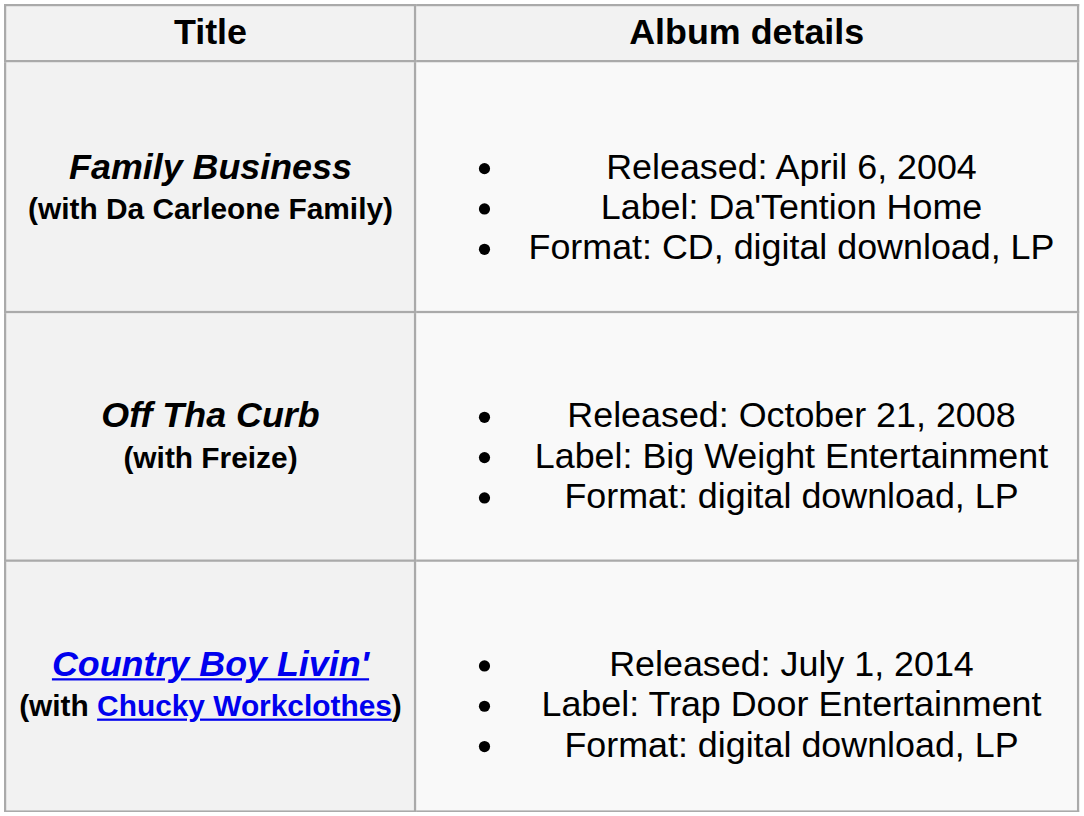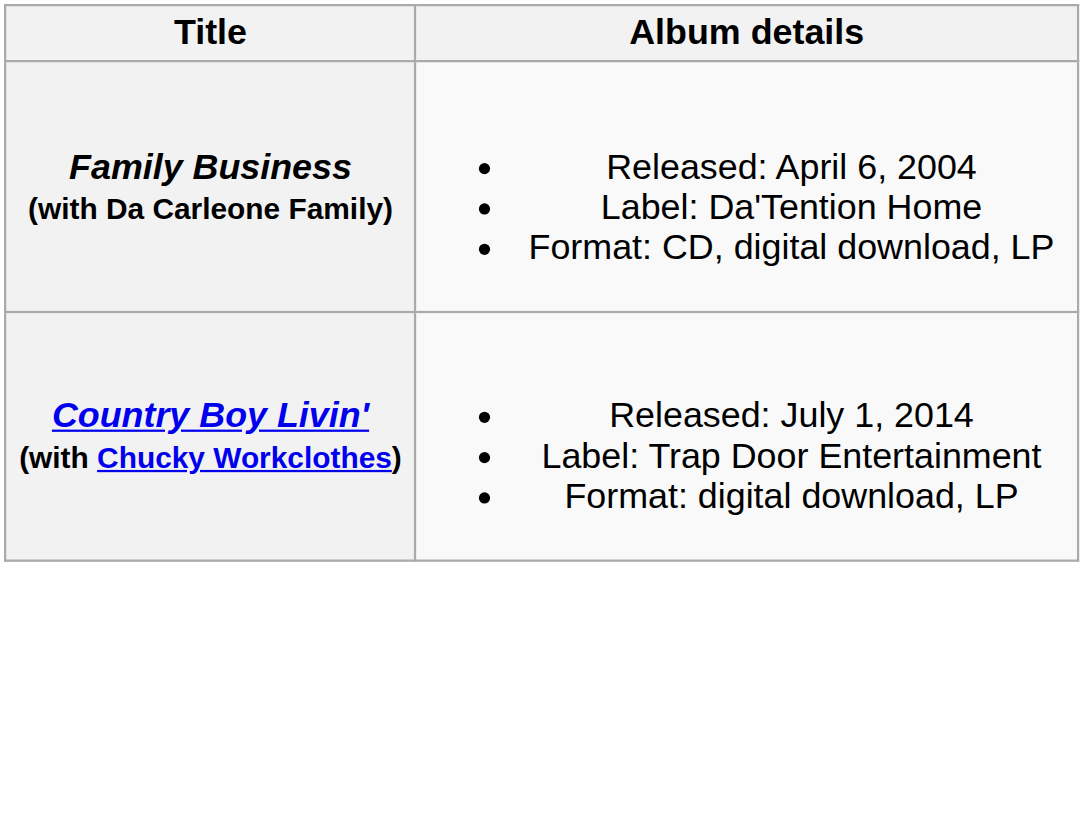- row: (210, 435)
